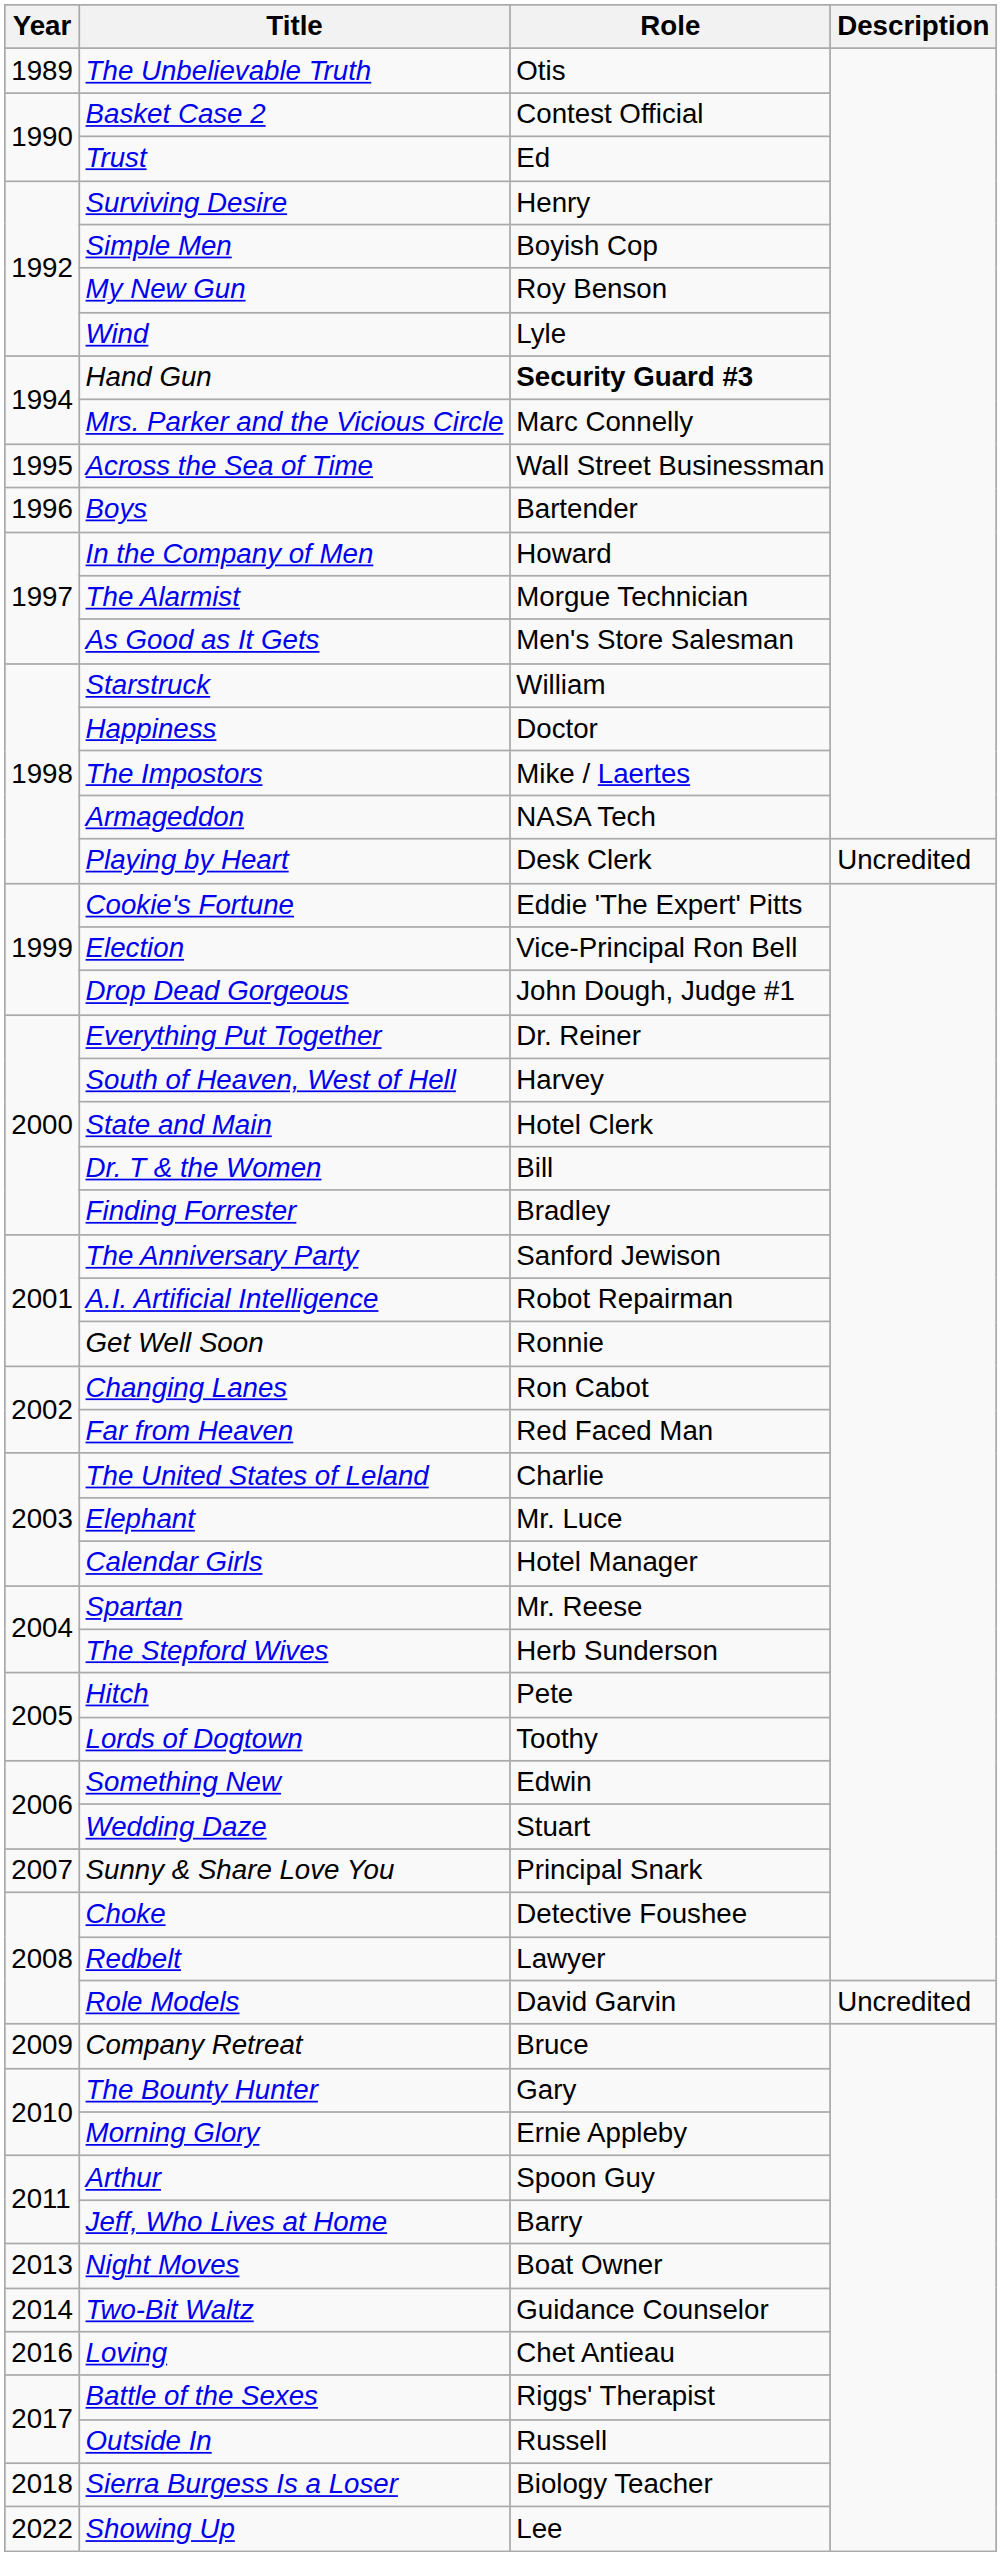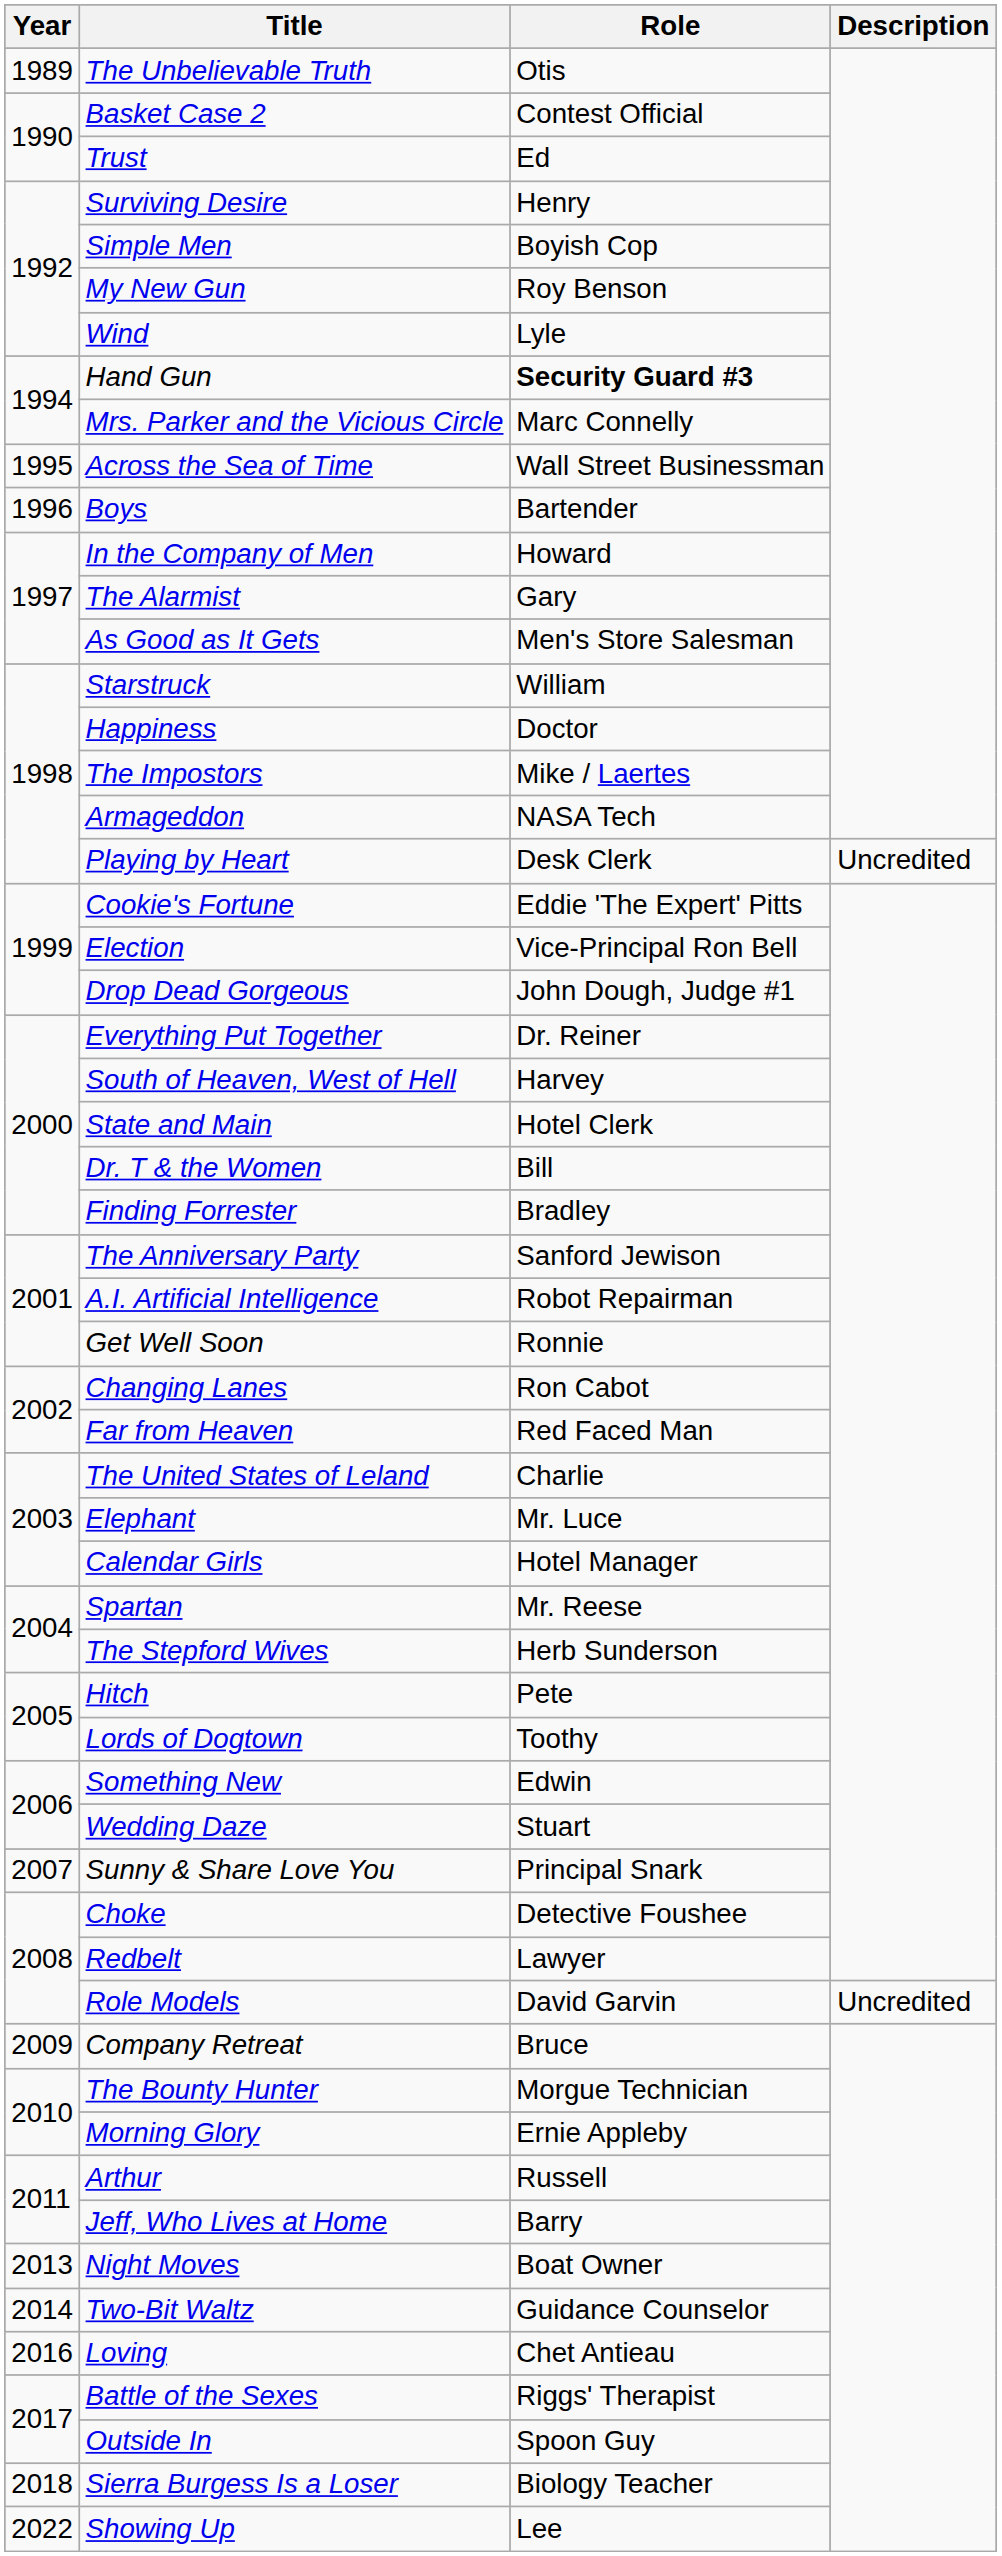(632, 597) Morgue Technician -> (546, 597) Gary
(546, 2089) Gary -> (632, 2089) Morgue Technician
(586, 2177) Spoon Guy -> (562, 2177) Russell
(562, 2440) Russell -> (586, 2440) Spoon Guy
